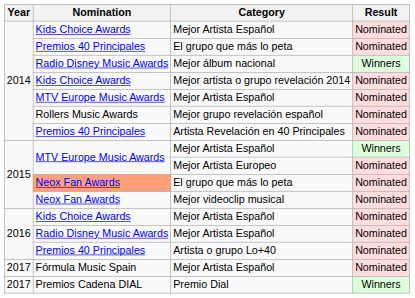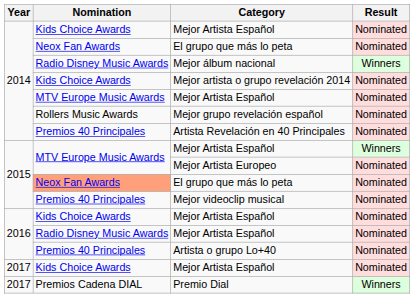(90, 47) Premios 40 Principales -> (78, 47) Neox Fan Awards
(78, 200) Neox Fan Awards -> (90, 200) Premios 40 Principales
(86, 268) Fórmula Music Spain -> (83, 268) Kids Choice Awards
